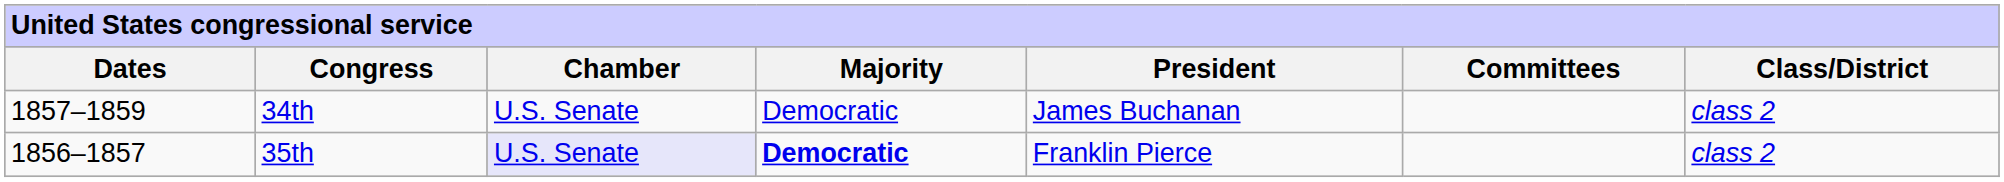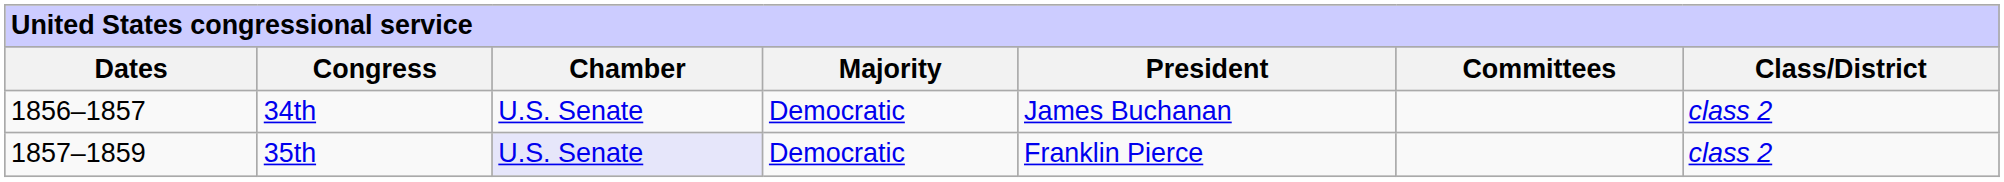(78, 111) 1857–1859 -> (78, 111) 1856–1857
(78, 153) 1856–1857 -> (78, 153) 1857–1859
(835, 153) bold -> (837, 153) normal
